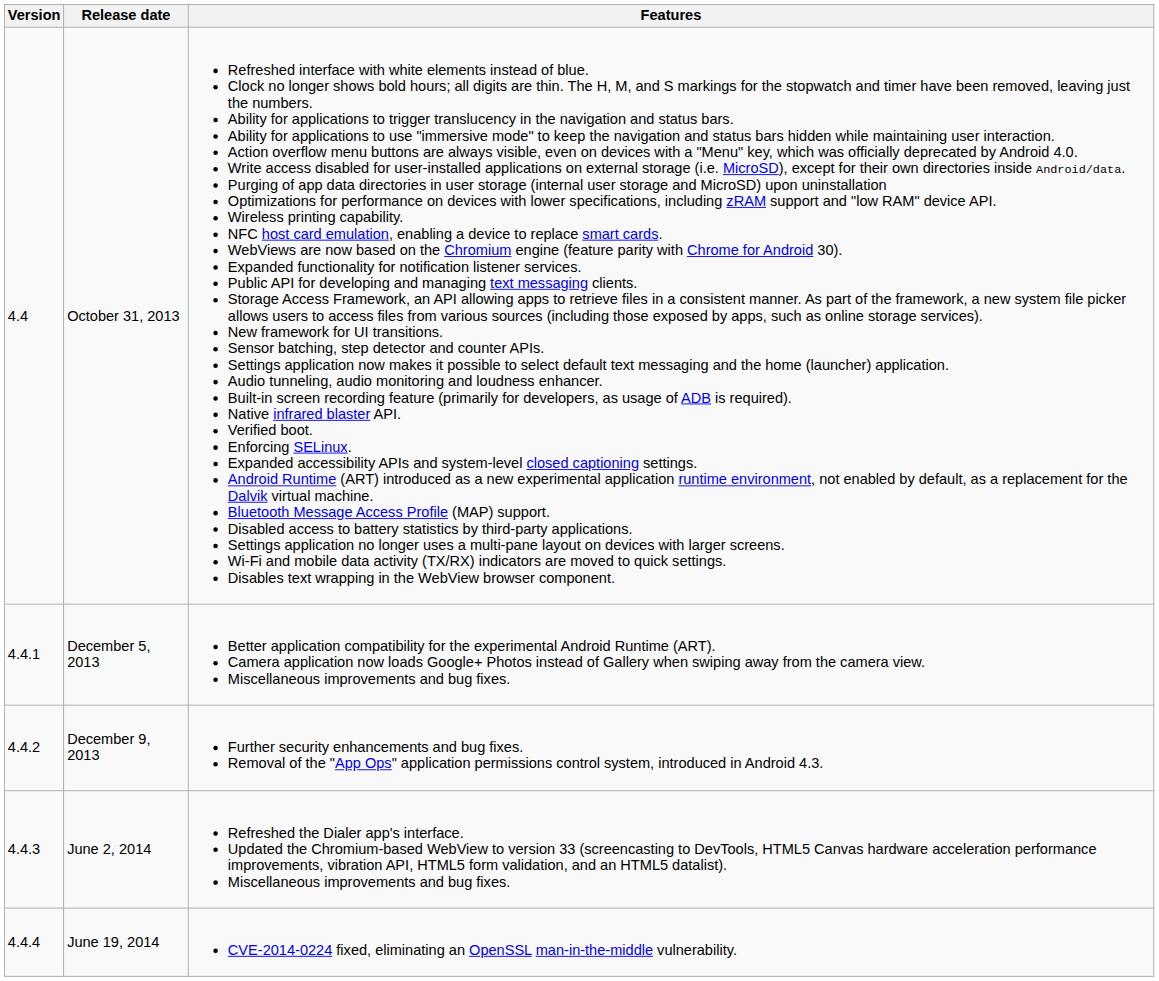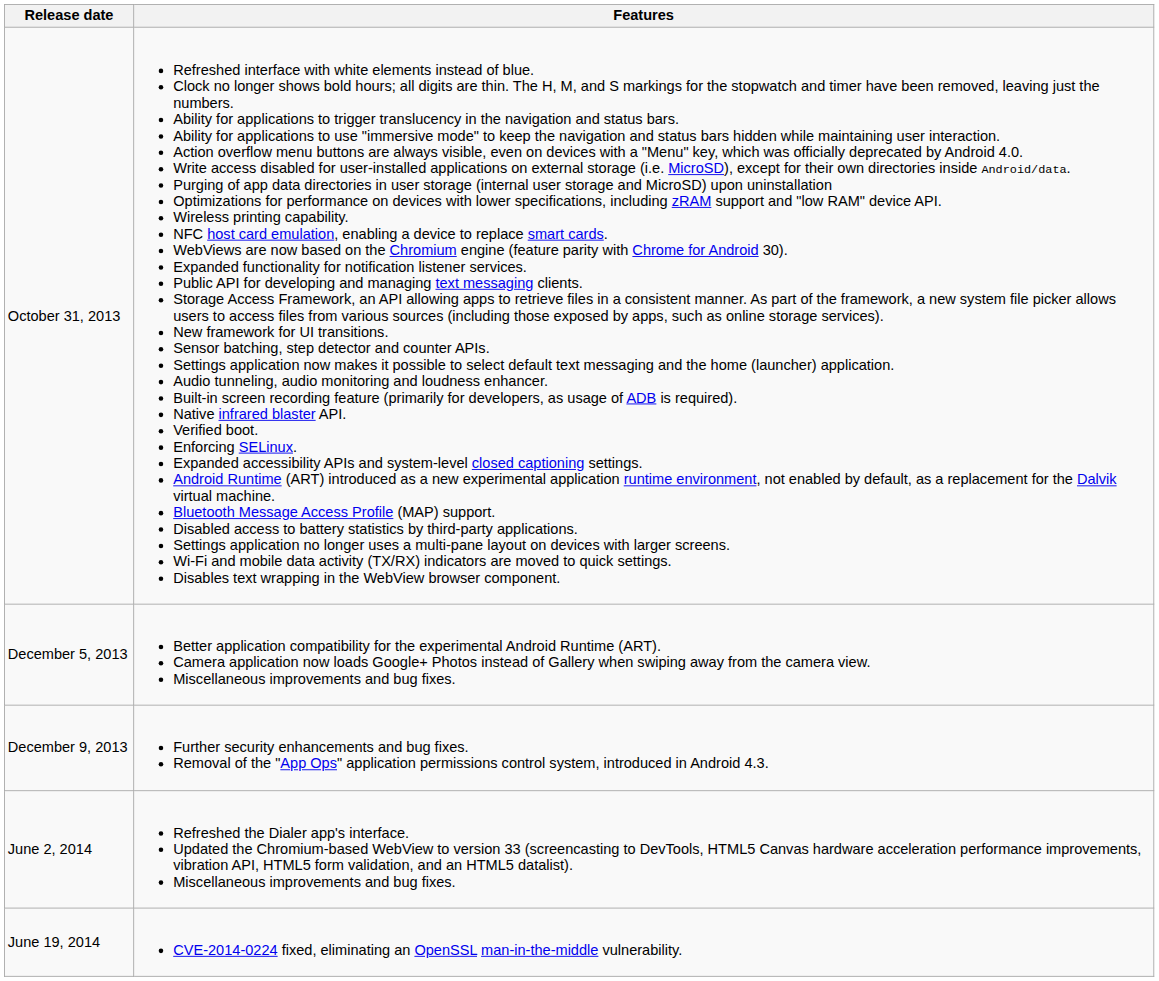- column: (34, 16)
